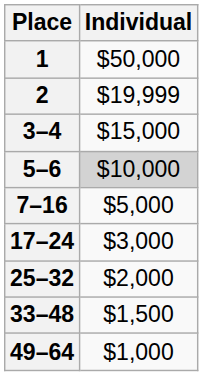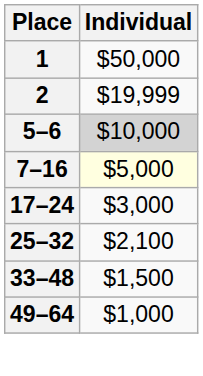- row: (42, 132)
(138, 205) no background -> (138, 168) lightyellow background
(138, 278) $2,000 -> (138, 242) $2,100
